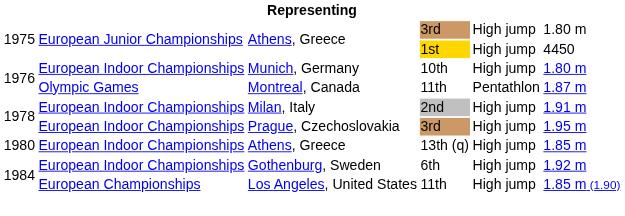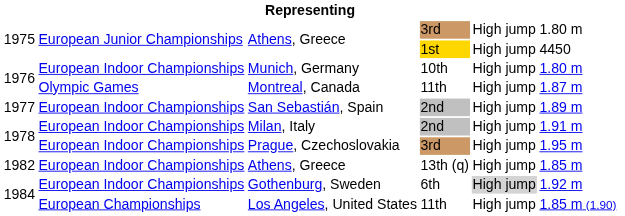(506, 88) Pentathlon -> (504, 88) High jump
+ row: (316, 107)
(19, 146) 1980 -> (19, 165) 1982
(504, 165) no background -> (504, 184) lightgrey background
